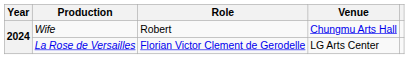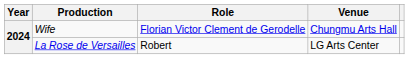(156, 29) Robert -> (223, 29) Florian Victor Clement de Gerodelle
(223, 45) Florian Victor Clement de Gerodelle -> (156, 45) Robert
